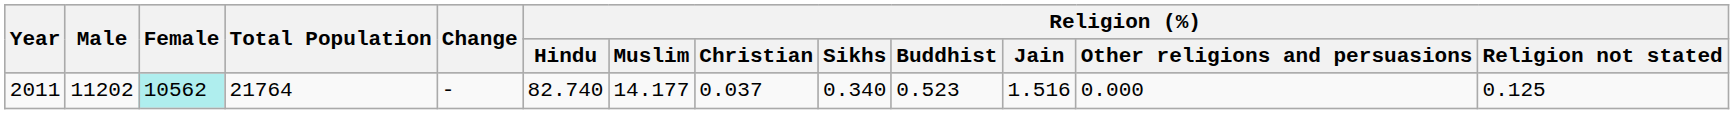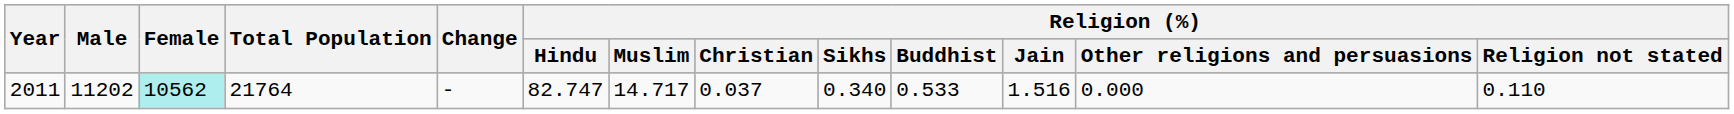(566, 91) 82.740 -> (566, 91) 82.747
(651, 91) 14.177 -> (651, 91) 14.717
(928, 91) 0.523 -> (928, 91) 0.533
(1514, 91) 0.125 -> (1514, 91) 0.110
